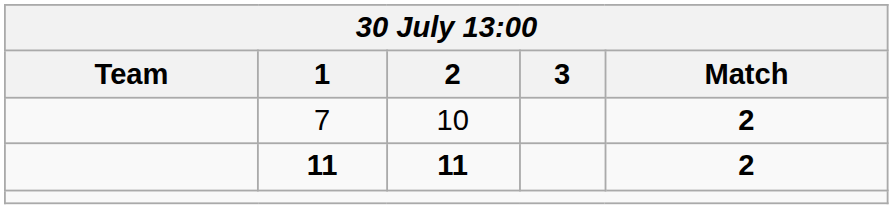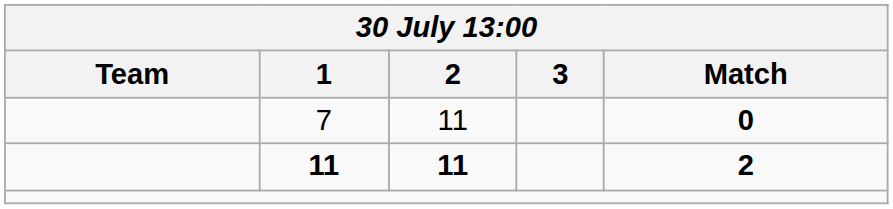(453, 119) 10 -> (453, 119) 11
(746, 119) 2 -> (746, 119) 0
